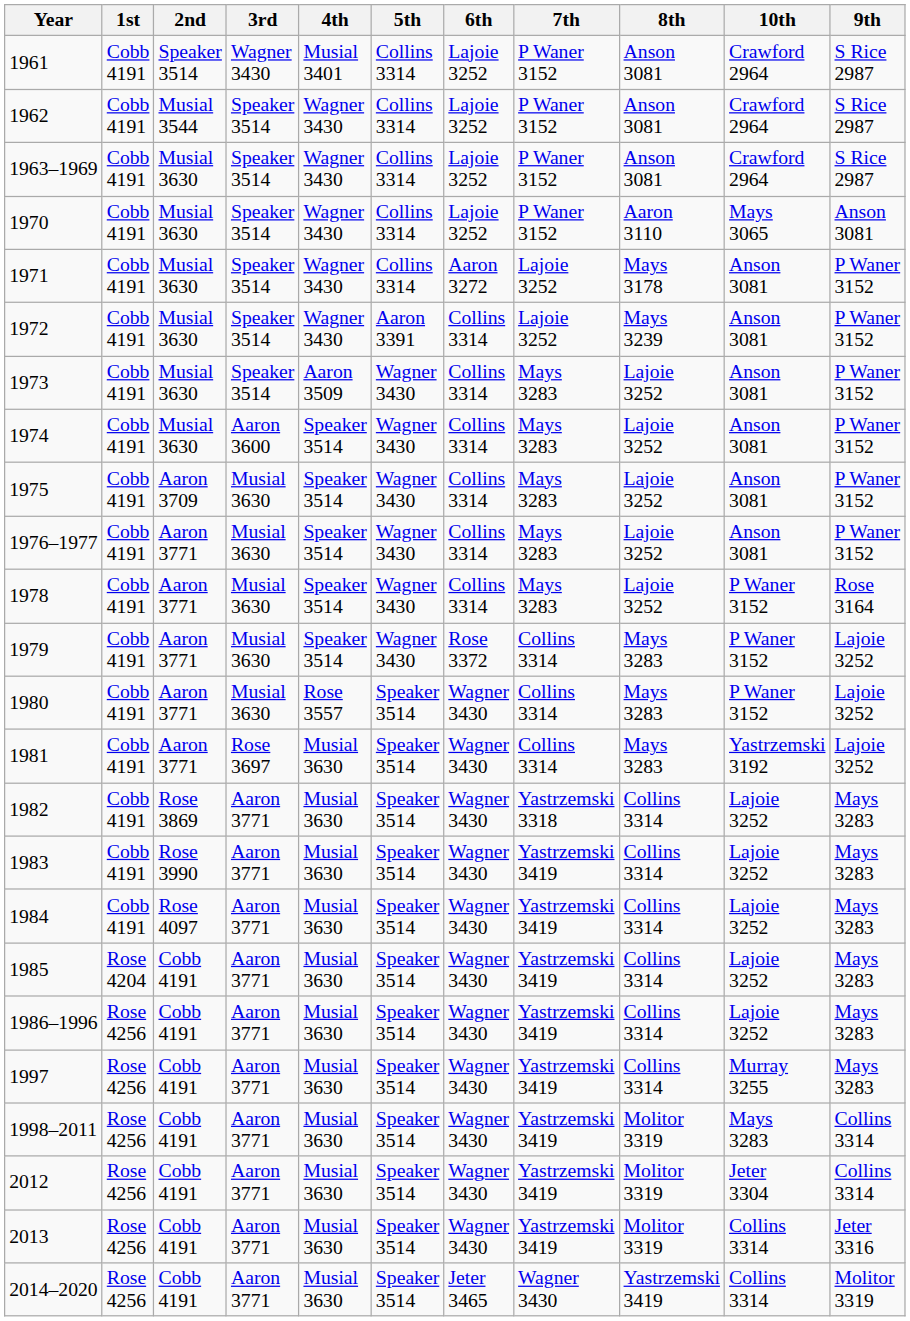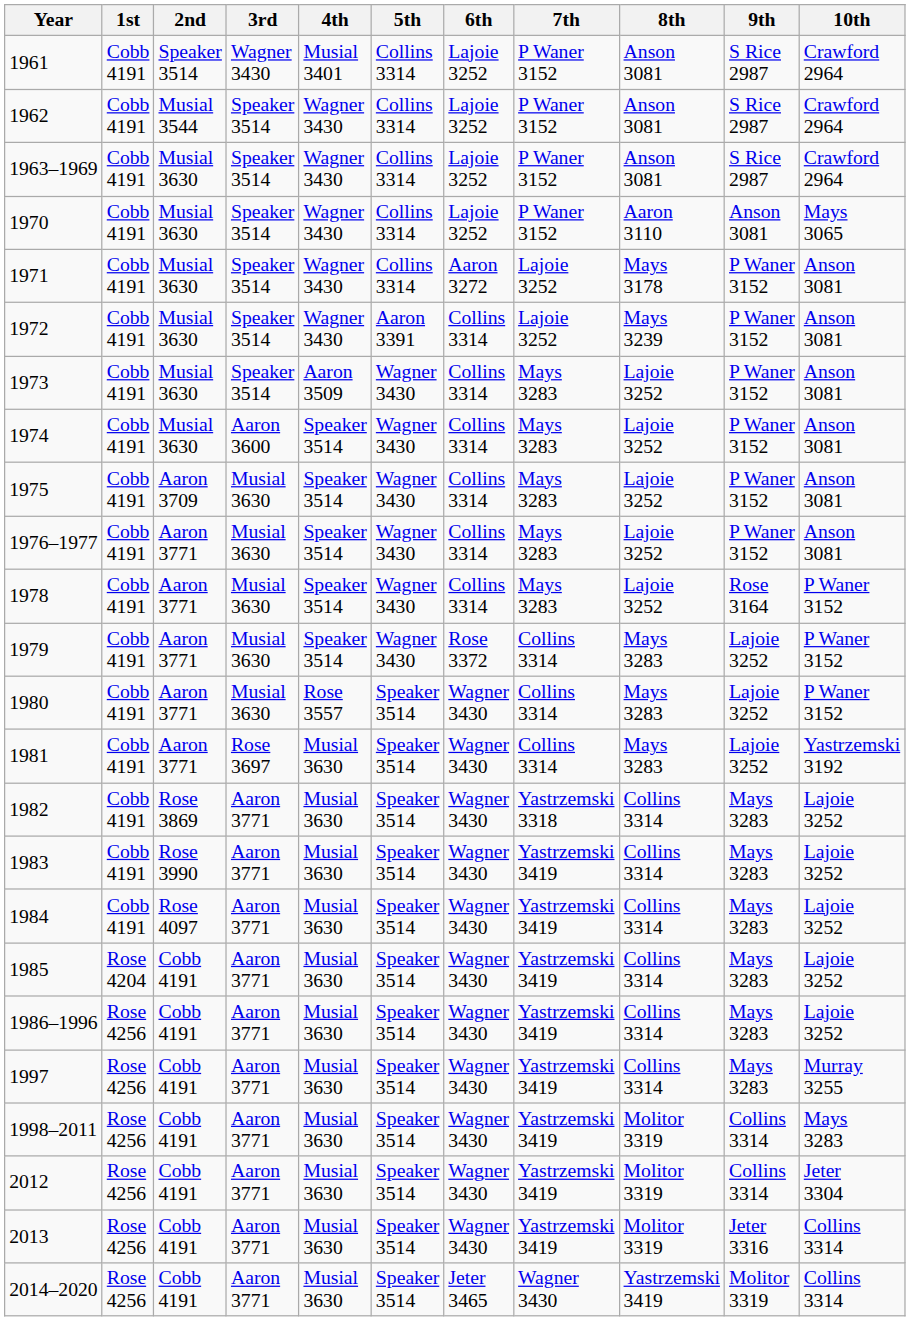columns swapped: (867, 20) <-> (777, 20)
